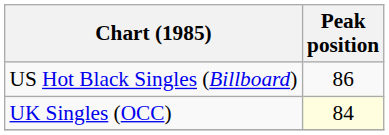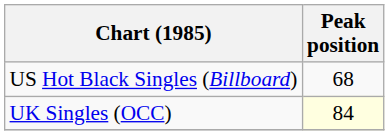(343, 79) 86 -> (343, 79) 68
